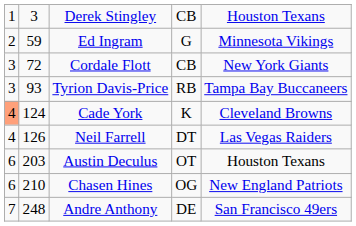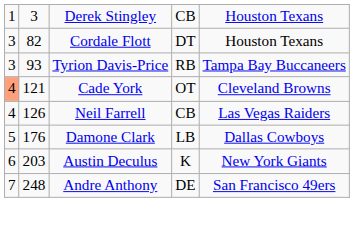- row: (110, 40)
(34, 64) 72 -> (34, 40) 82
(186, 64) CB -> (185, 40) DT
(276, 64) New York Giants -> (274, 40) Houston Texans
(34, 112) 124 -> (34, 88) 121
(186, 112) K -> (185, 88) OT
(186, 137) DT -> (185, 112) CB
+ row: (110, 137)
(186, 161) OT -> (185, 161) K
(276, 161) Houston Texans -> (274, 161) New York Giants
- row: (110, 185)
